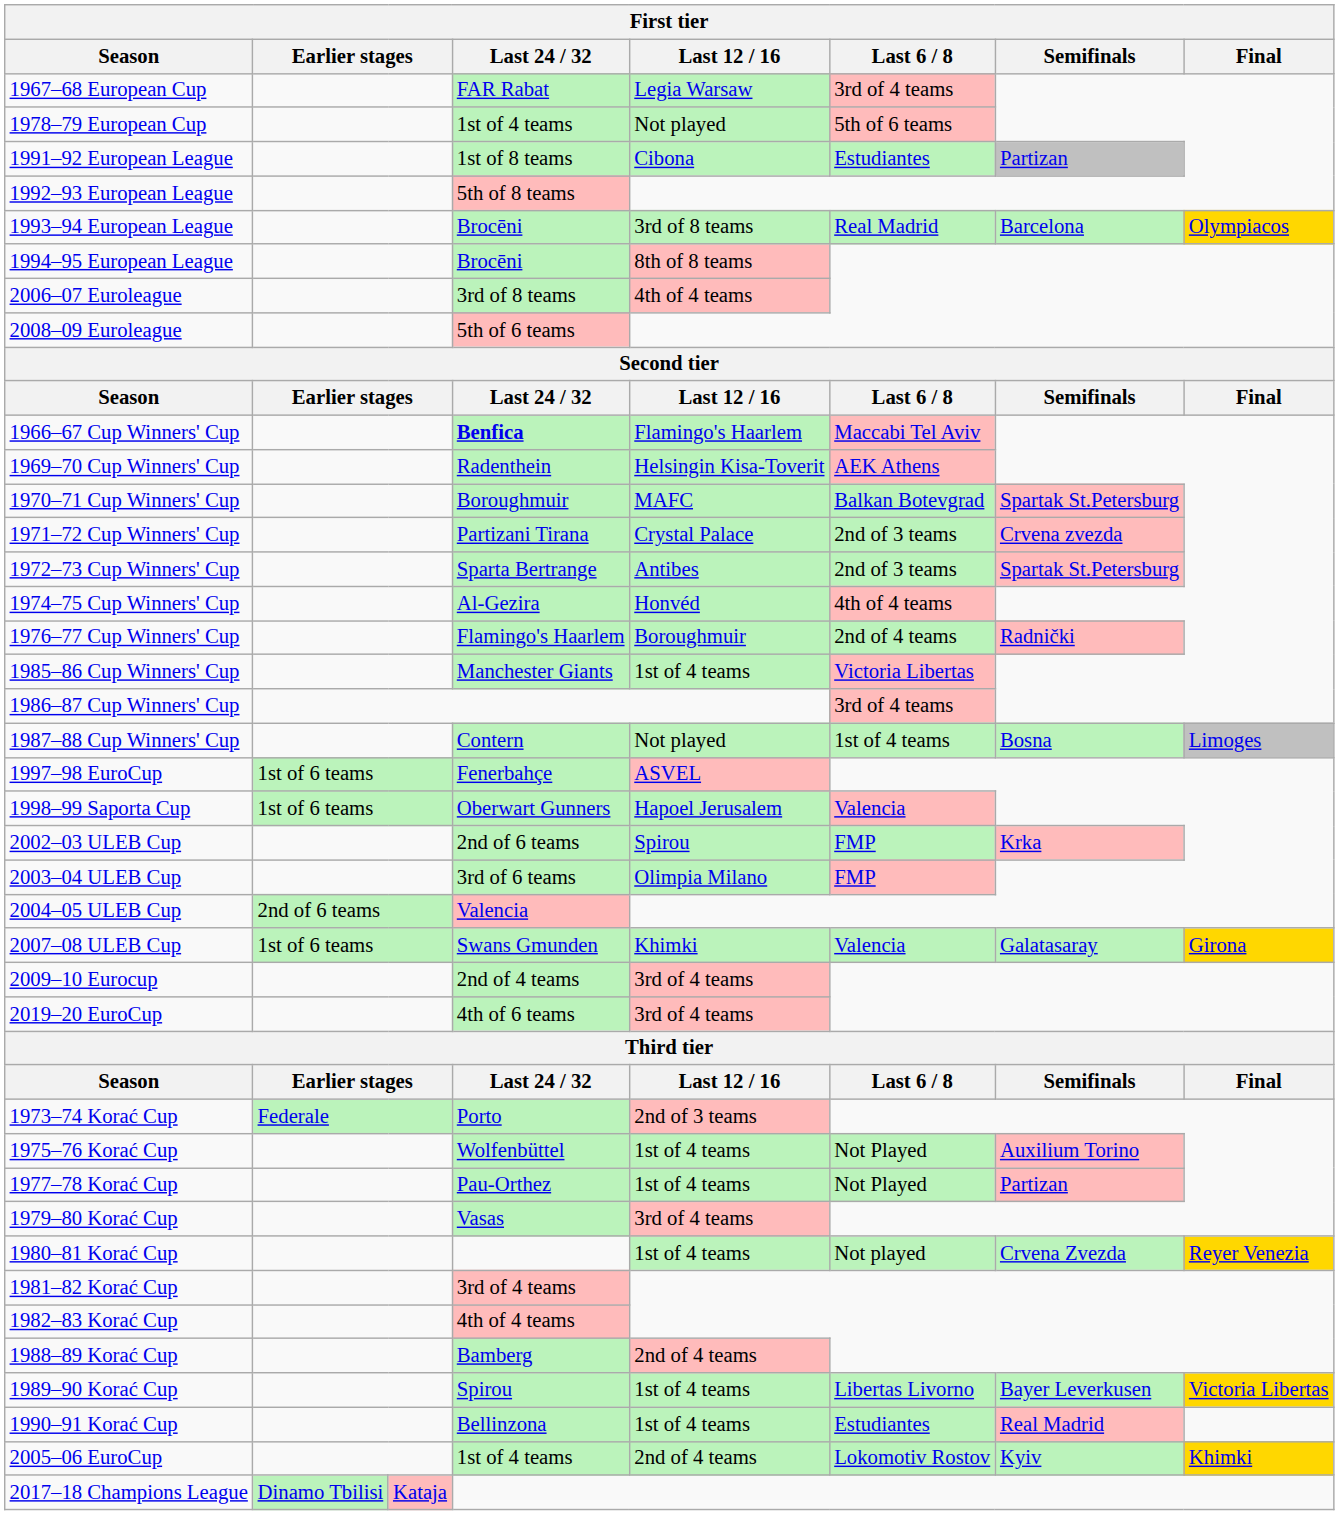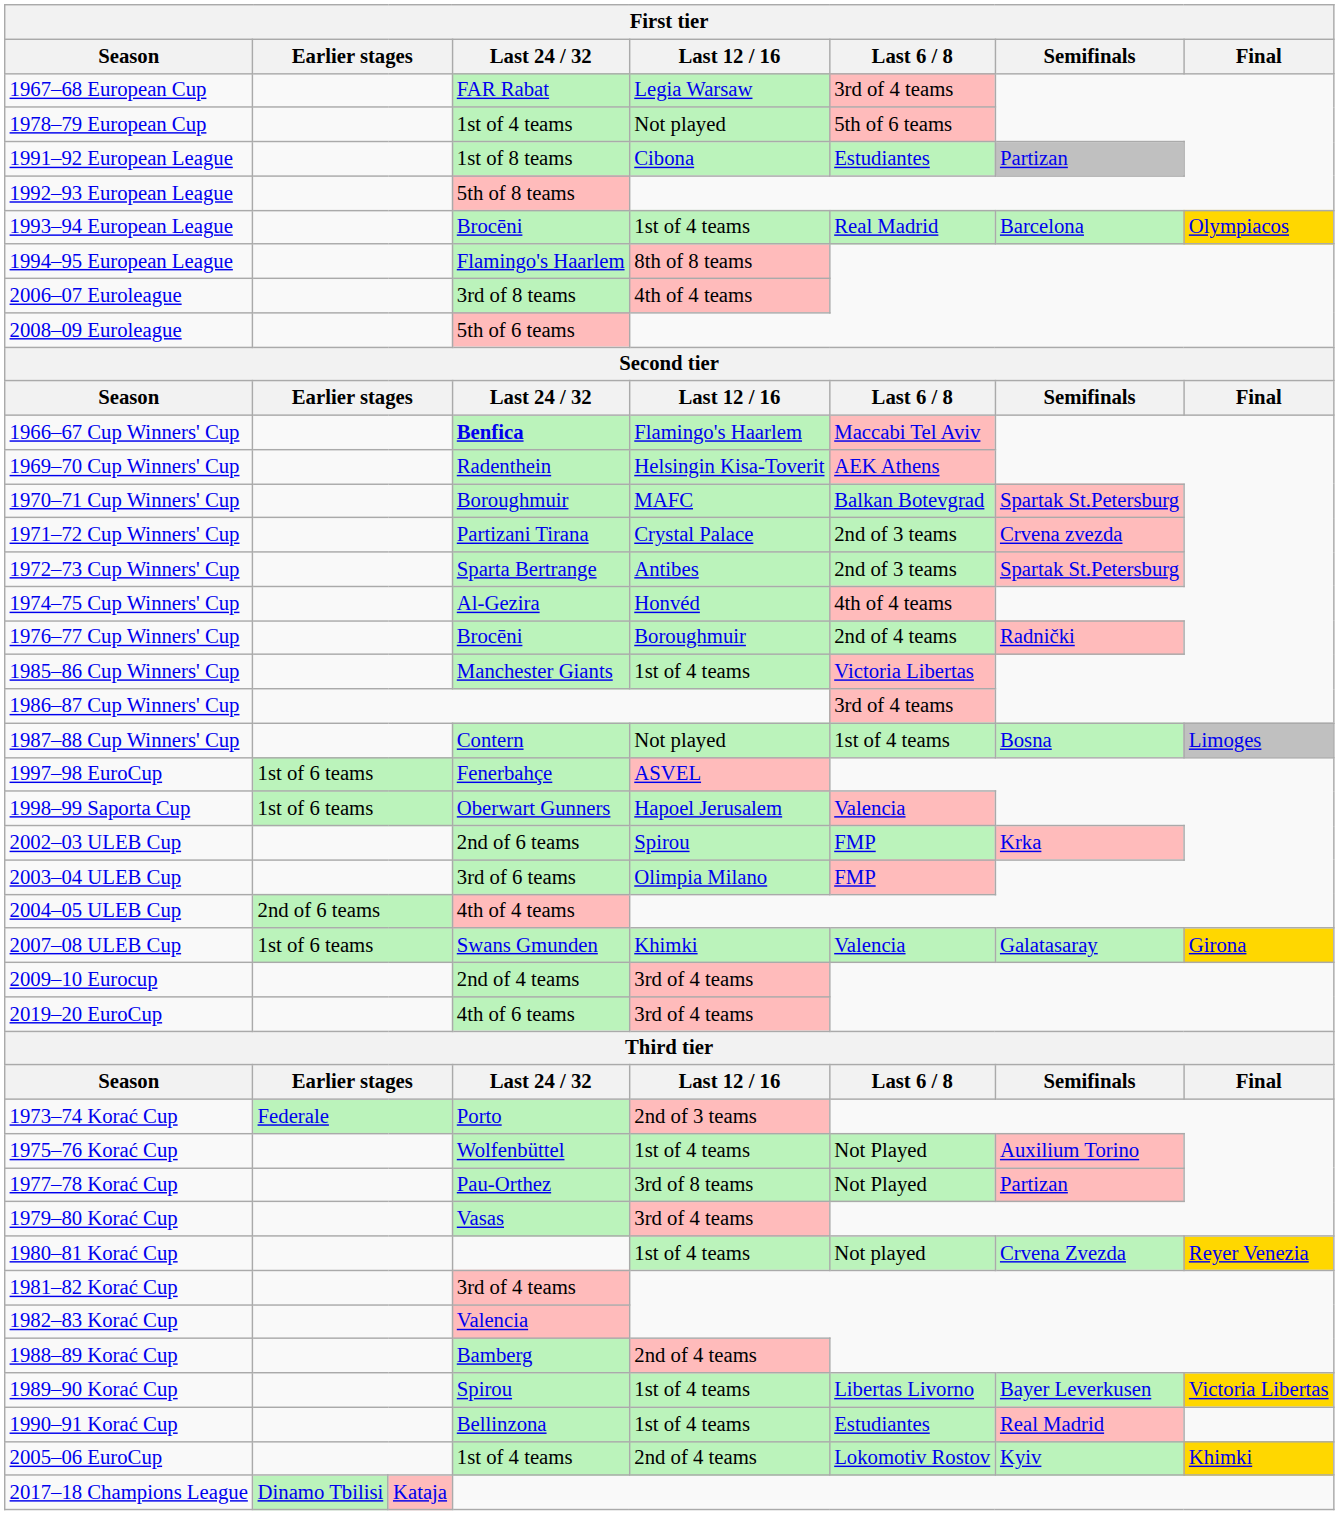(694, 227) 3rd of 8 teams -> (692, 227) 1st of 4 teams
(490, 261) Brocēni -> (541, 261) Flamingo's Haarlem
(541, 637) Flamingo's Haarlem -> (490, 637) Brocēni
(492, 911) Valencia -> (516, 911) 4th of 4 teams
(692, 1184) 1st of 4 teams -> (694, 1184) 3rd of 8 teams
(516, 1321) 4th of 4 teams -> (492, 1321) Valencia
